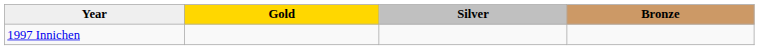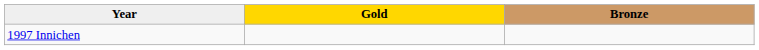- column: (473, 14)
